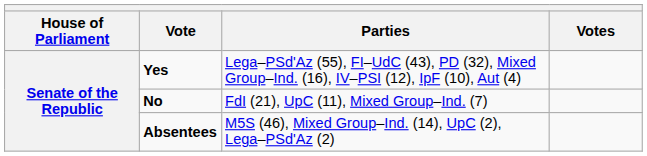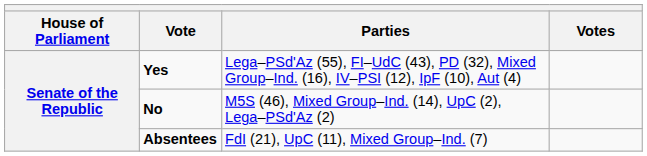(356, 100) FdI (21), UpC (11), Mixed Group–Ind. (7) -> (363, 108) M5S (46), Mixed Group–Ind. (14), UpC (2), Lega–PSd'Az (2)
(363, 131) M5S (46), Mixed Group–Ind. (14), UpC (2), Lega–PSd'Az (2) -> (356, 139) FdI (21), UpC (11), Mixed Group–Ind. (7)
